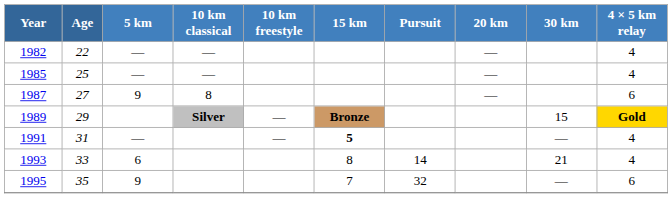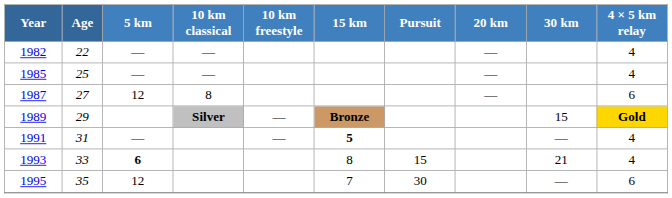(138, 95) 9 -> (138, 95) 12
(138, 160) normal -> (138, 160) bold
(420, 160) 14 -> (420, 160) 15
(138, 181) 9 -> (138, 181) 12
(420, 181) 32 -> (420, 181) 30
